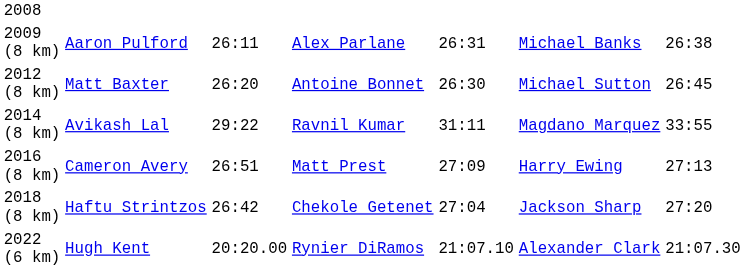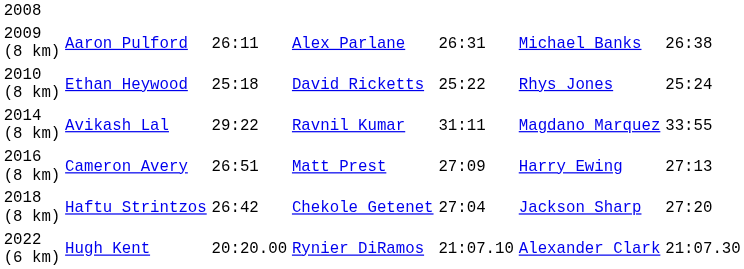+ row: (32, 84)
- row: (32, 84)
